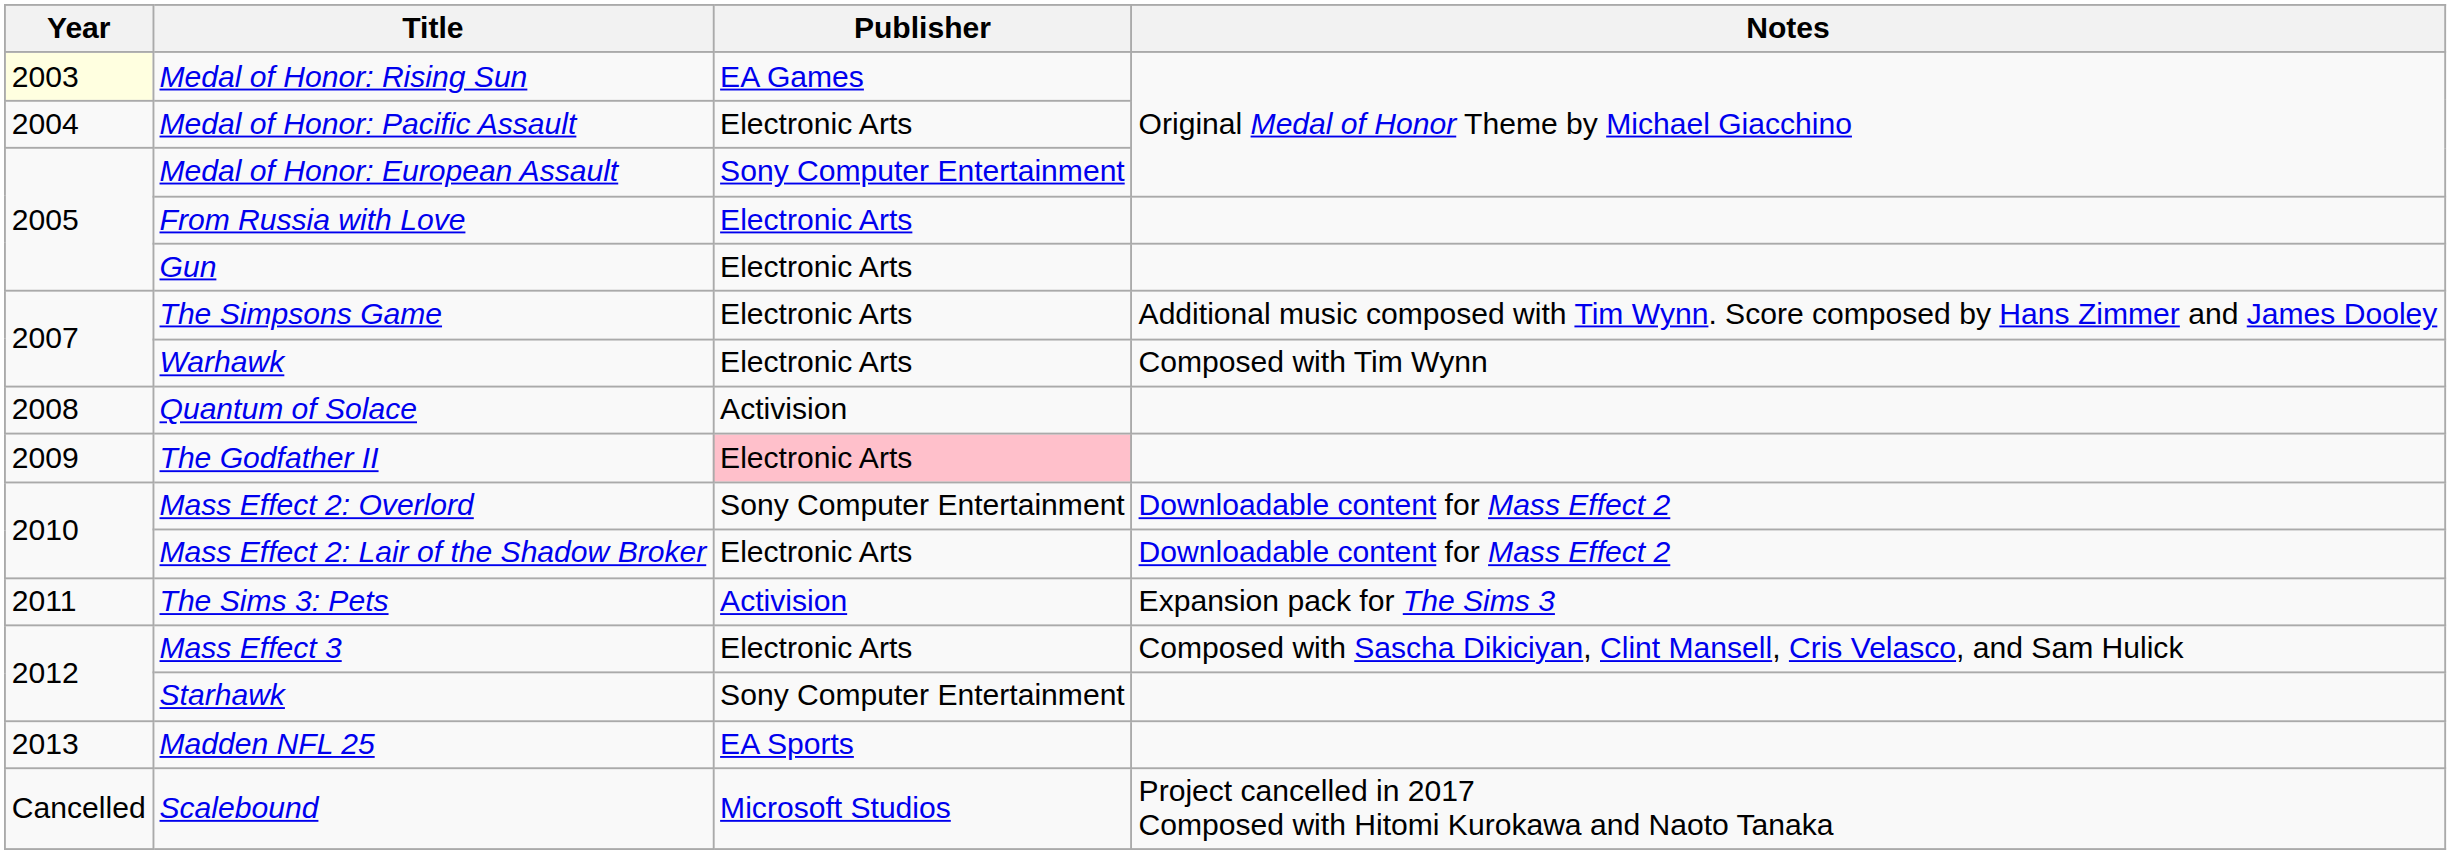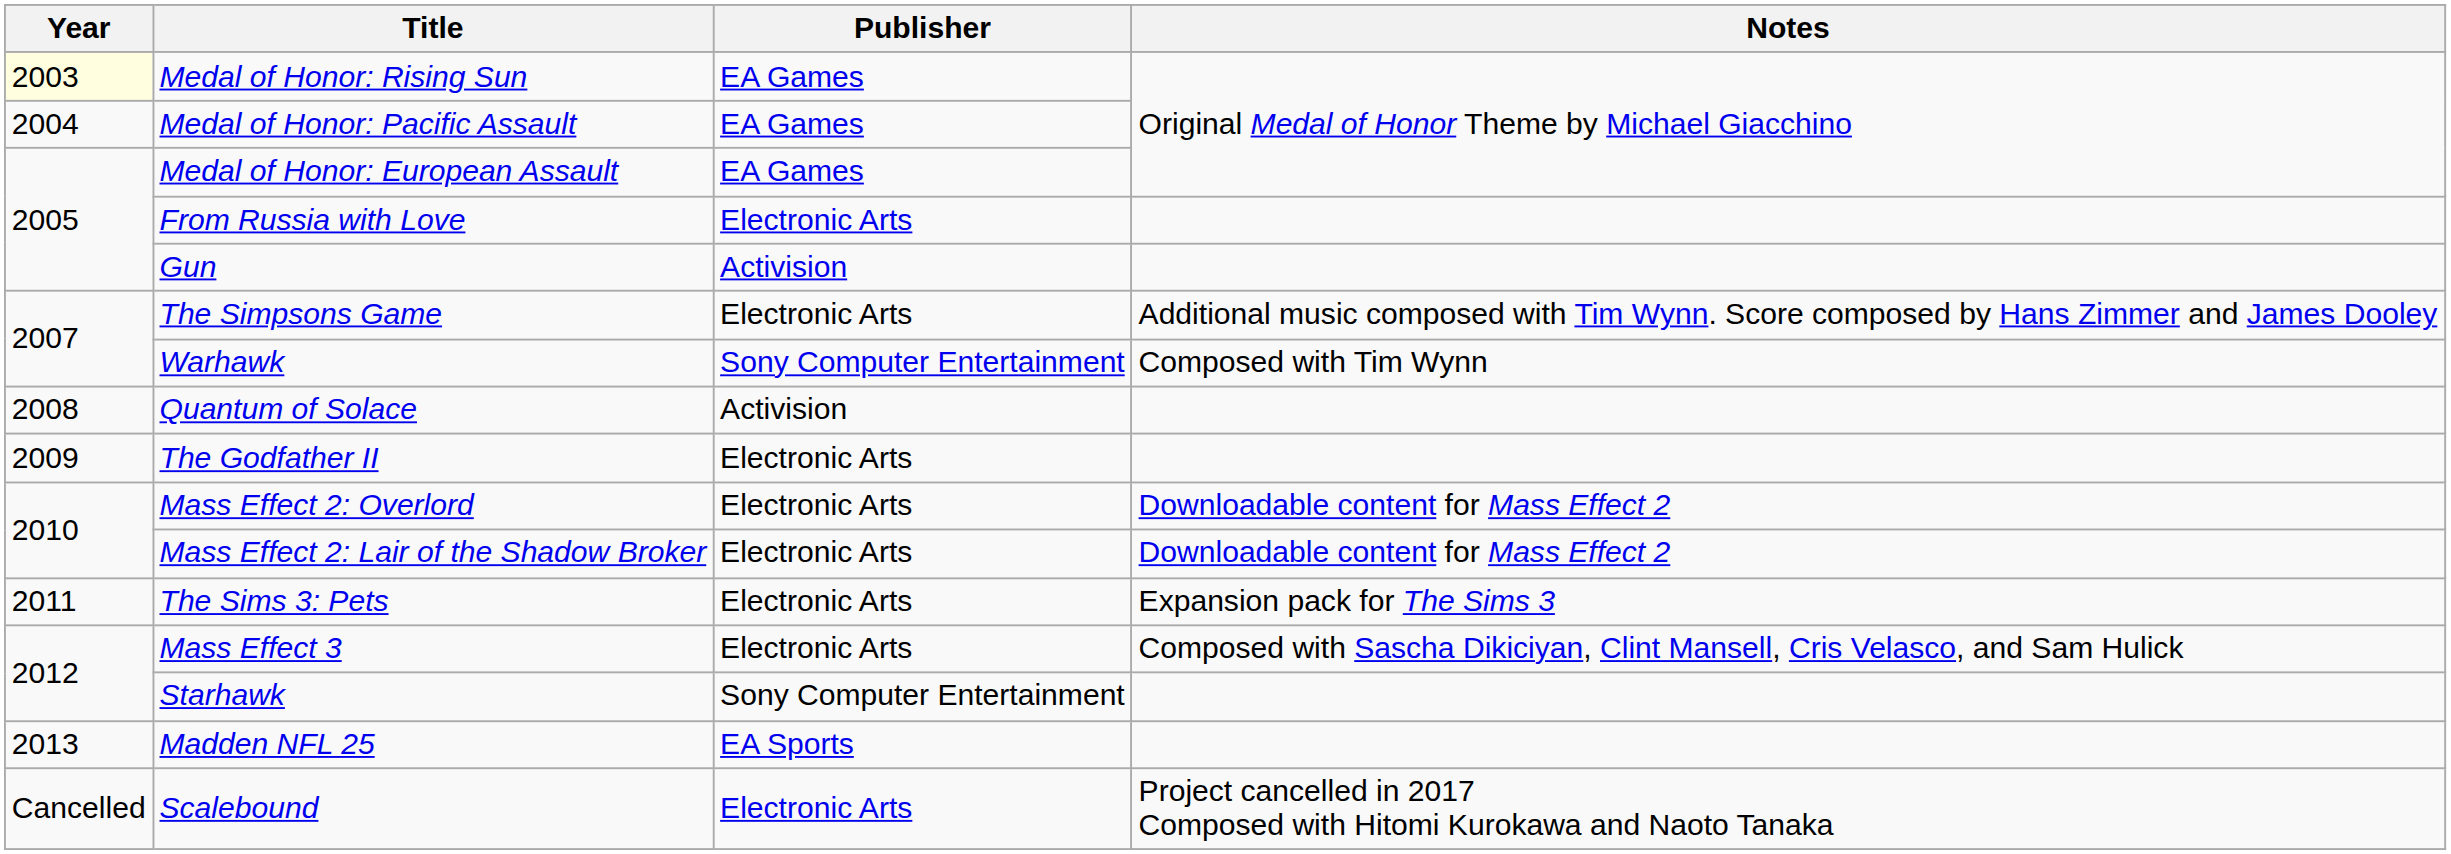(816, 123) Electronic Arts -> (792, 123) EA Games
(922, 171) Sony Computer Entertainment -> (792, 171) EA Games
(816, 266) Electronic Arts -> (784, 266) Activision
(816, 362) Electronic Arts -> (922, 362) Sony Computer Entertainment
(816, 457) pink background -> (816, 457) no background
(922, 505) Sony Computer Entertainment -> (816, 505) Electronic Arts
(784, 600) Activision -> (816, 600) Electronic Arts
(835, 808) Microsoft Studios -> (816, 808) Electronic Arts
